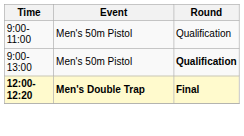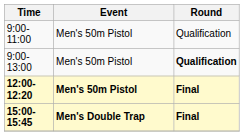(100, 89) Men's Double Trap -> (97, 89) Men's 50m Pistol
+ row: (21, 117)
